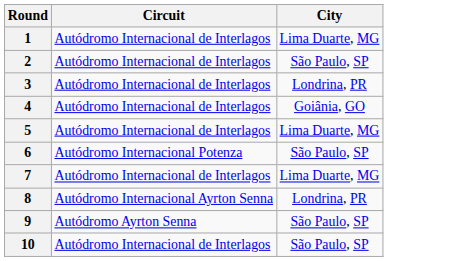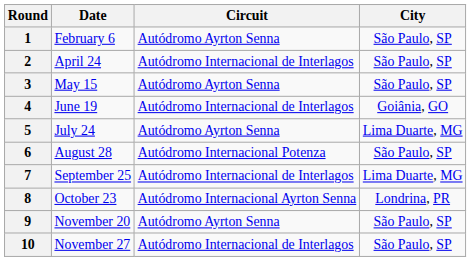+ column: (93, 15)
(162, 38) Autódromo Internacional de Interlagos -> (209, 38) Autódromo Ayrton Senna
(329, 38) Lima Duarte, MG -> (413, 38) São Paulo, SP
(162, 84) Autódromo Internacional de Interlagos -> (209, 84) Autódromo Ayrton Senna
(329, 84) Londrina, PR -> (413, 84) São Paulo, SP
(162, 129) Autódromo Internacional de Interlagos -> (209, 129) Autódromo Ayrton Senna
